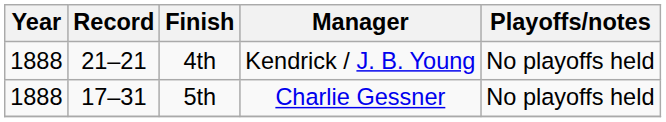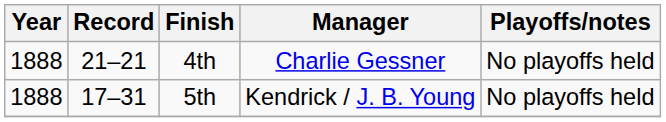(360, 60) Kendrick / J. B. Young -> (360, 60) Charlie Gessner
(360, 97) Charlie Gessner -> (360, 97) Kendrick / J. B. Young
